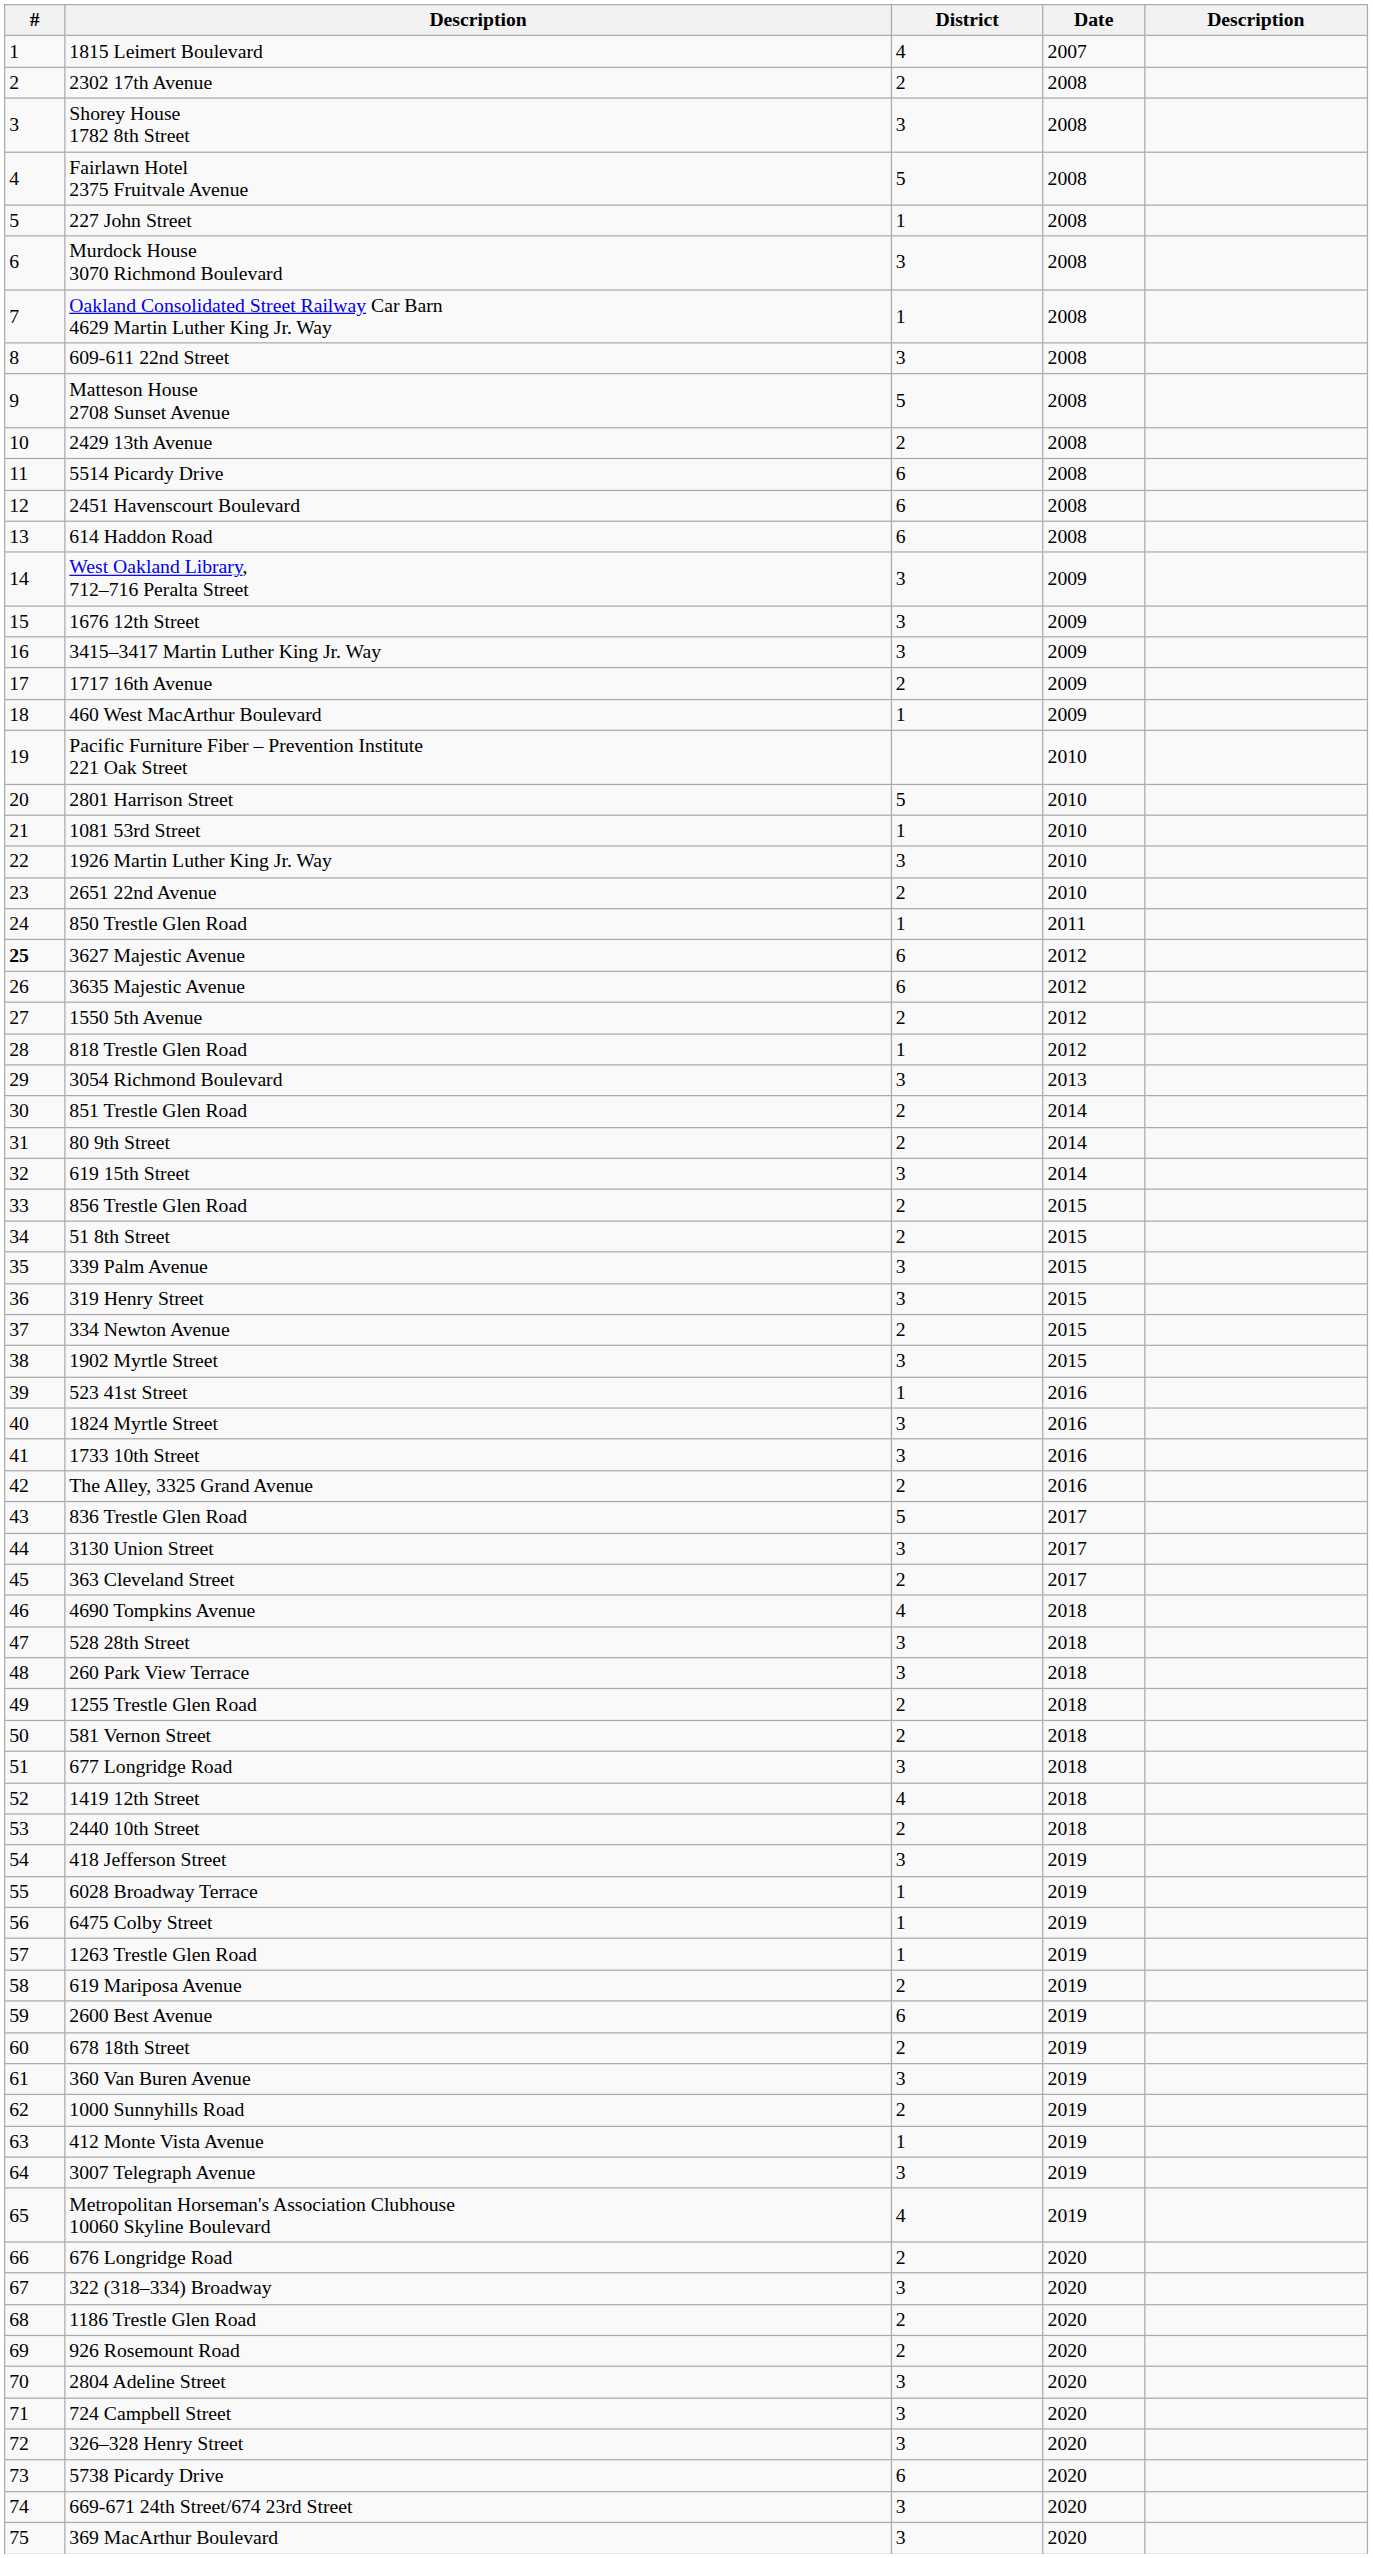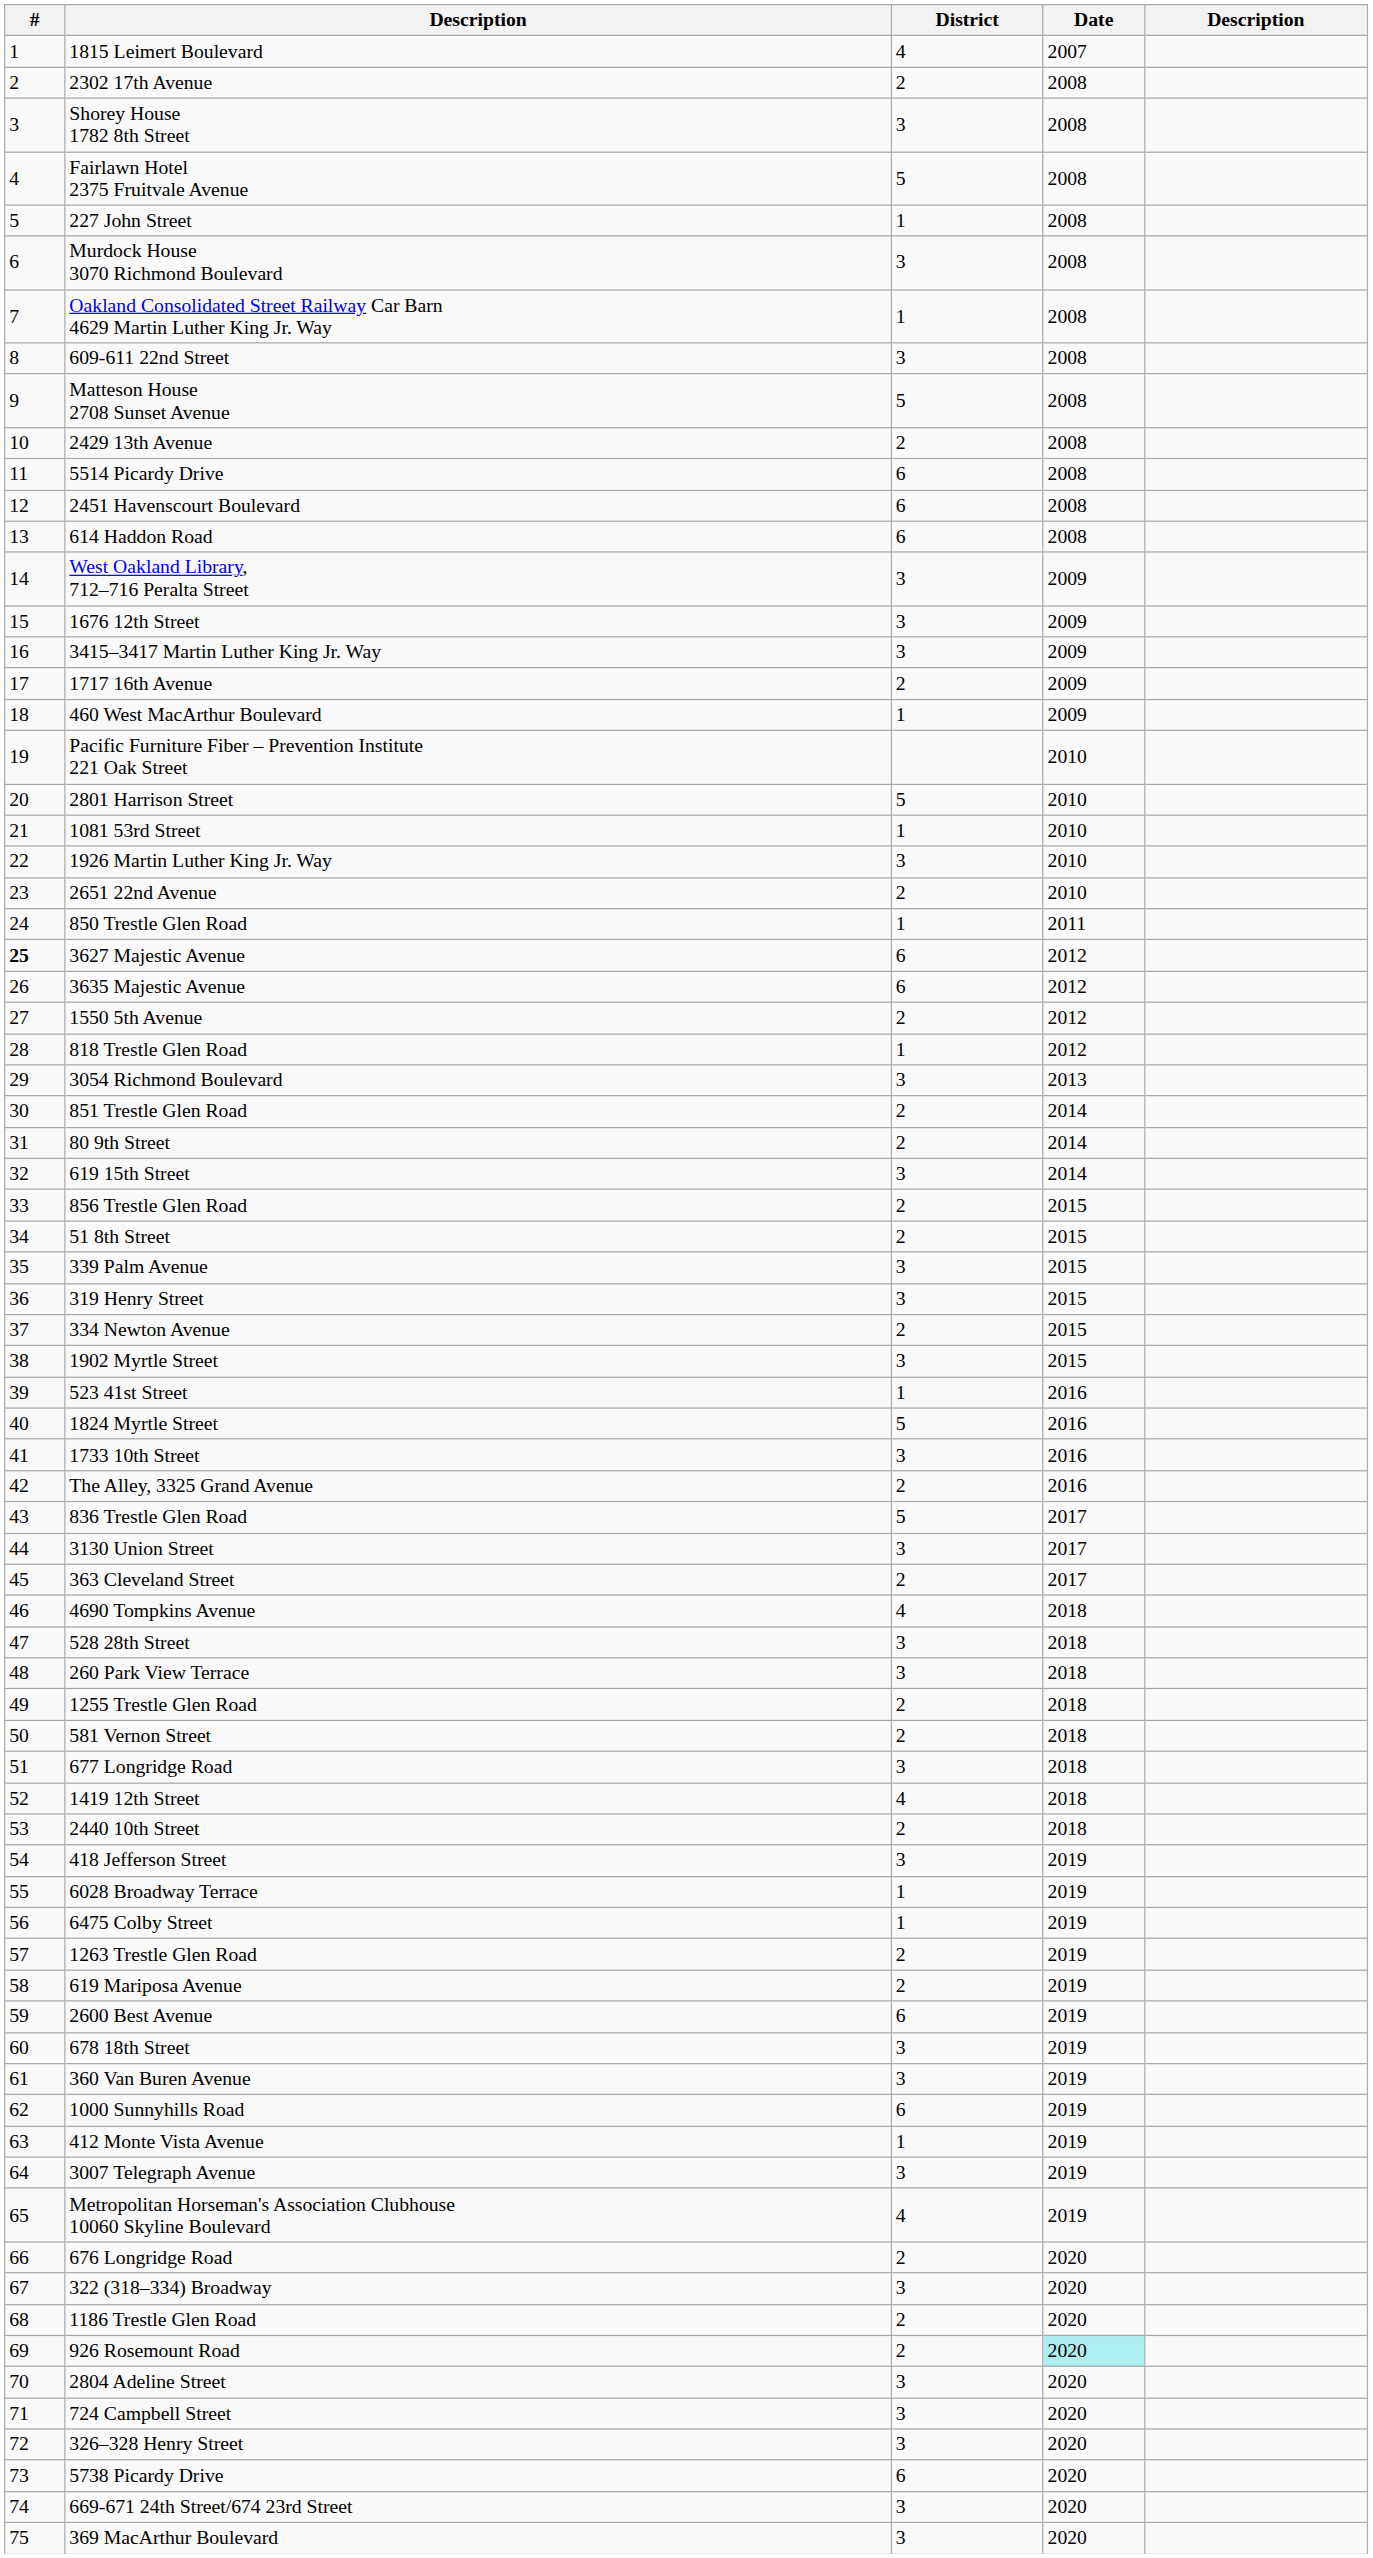(901, 1423) 3 -> (901, 1423) 5
(901, 1954) 1 -> (901, 1954) 2
(901, 2047) 2 -> (901, 2047) 3
(901, 2110) 2 -> (901, 2110) 6
(1067, 2350) no background -> (1067, 2350) paleturquoise background
